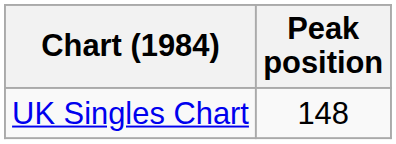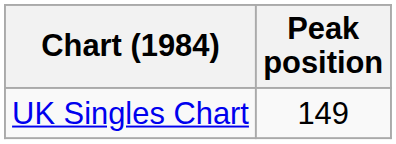(323, 112) 148 -> (323, 112) 149
